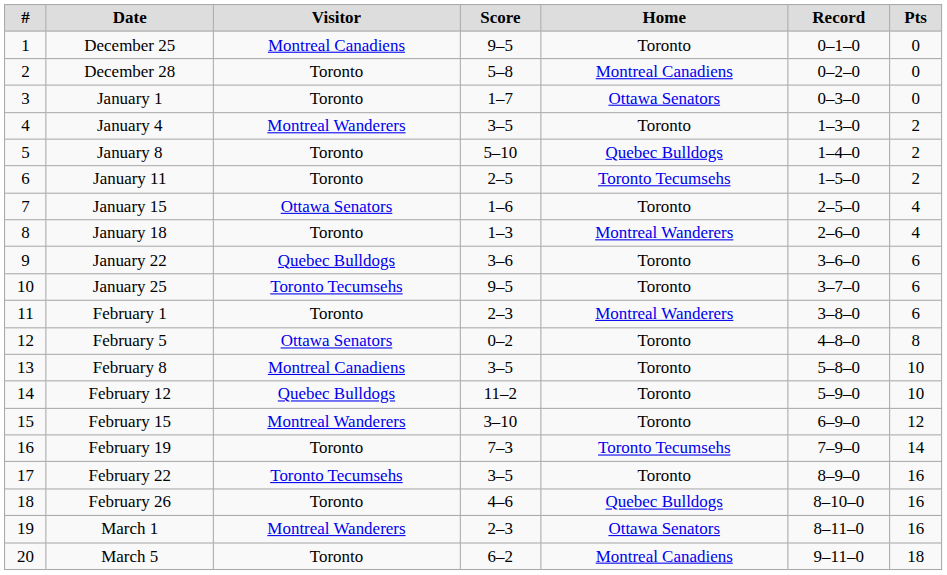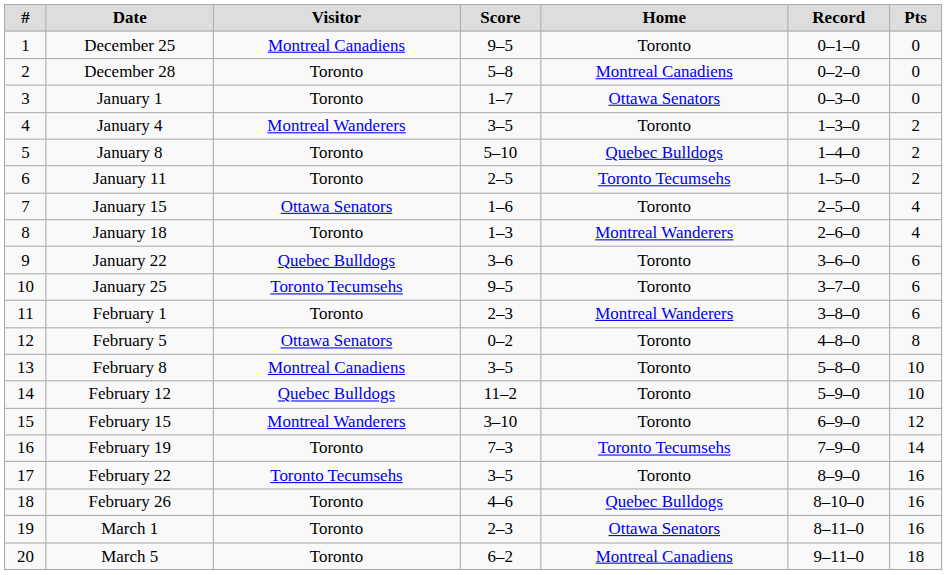(336, 529) Montreal Wanderers -> (336, 529) Toronto
